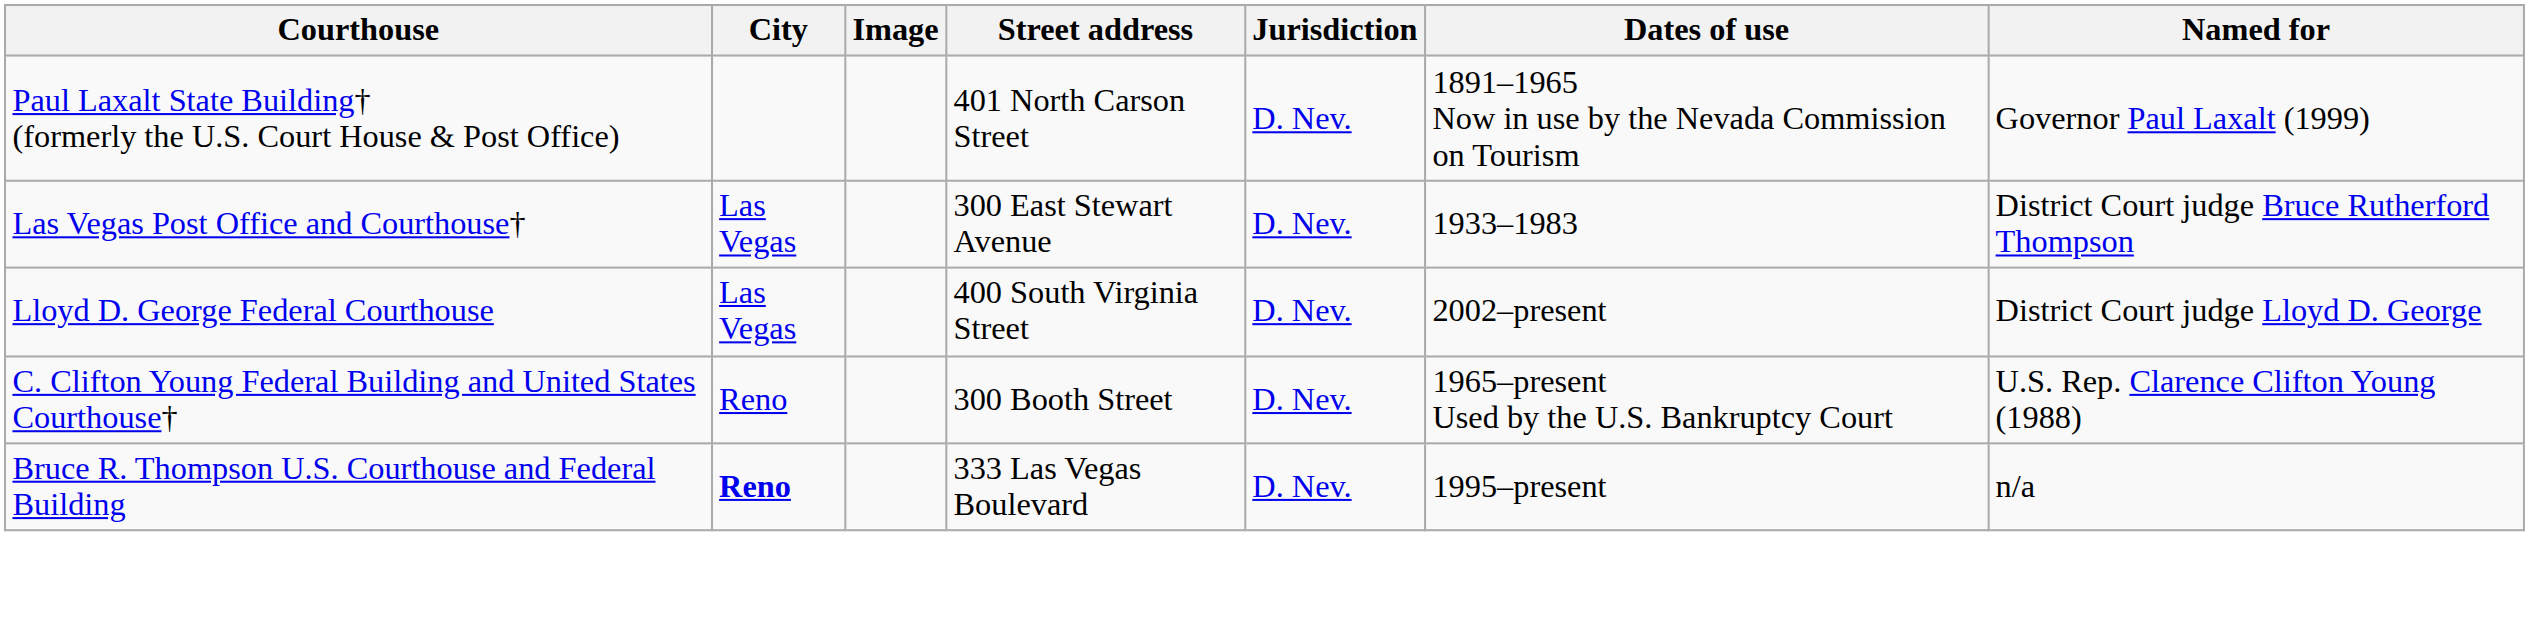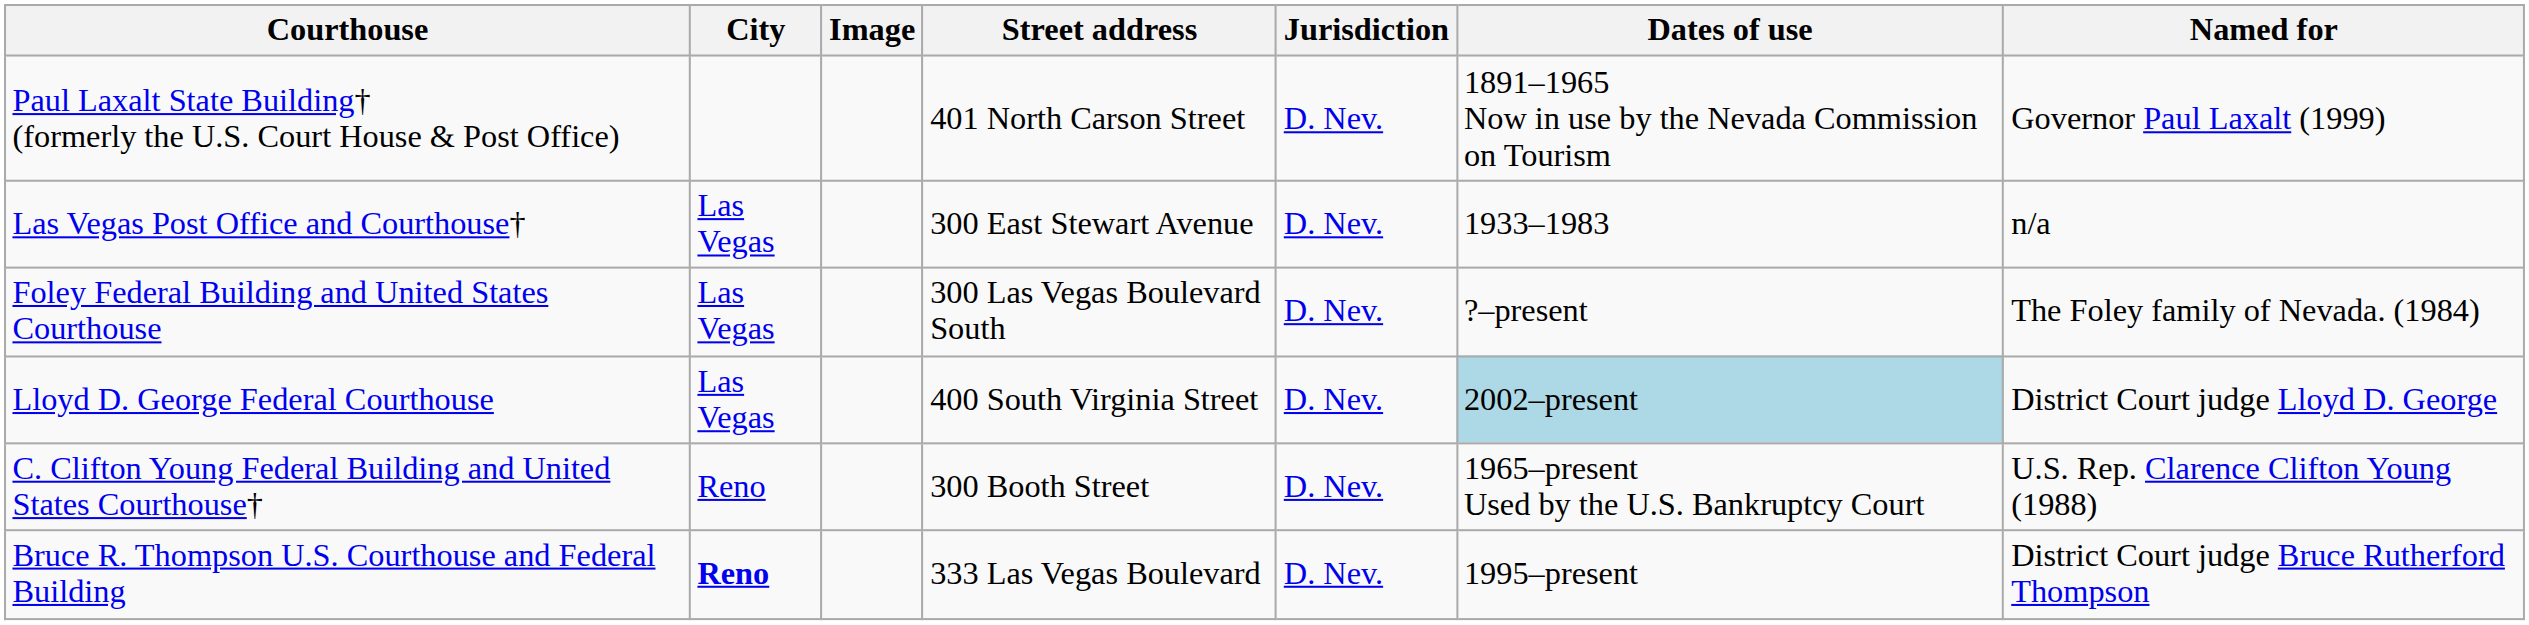(2242, 223) District Court judge Bruce Rutherford Thompson -> (2031, 223) n/a
+ row: (280, 311)
(1520, 311) no background -> (1551, 398) lightblue background
(2015, 486) n/a -> (2258, 574) District Court judge Bruce Rutherford Thompson
